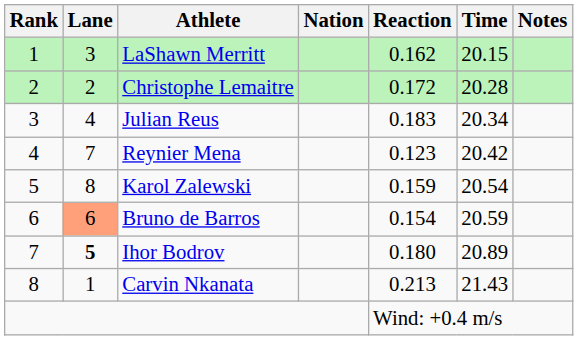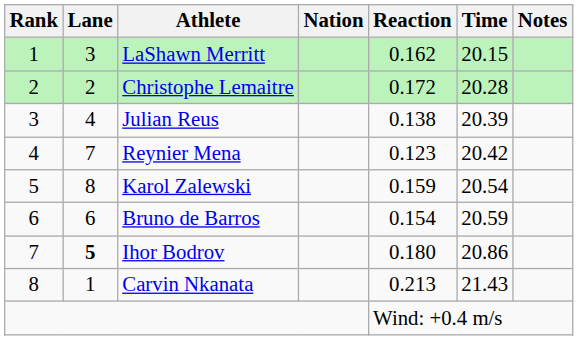(412, 119) 0.183 -> (412, 119) 0.138
(485, 119) 20.34 -> (485, 119) 20.39
(90, 218) lightsalmon background -> (90, 218) no background
(485, 251) 20.89 -> (485, 251) 20.86
